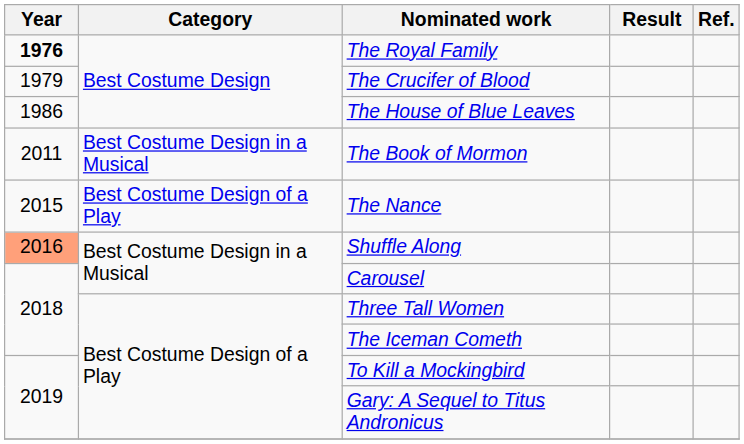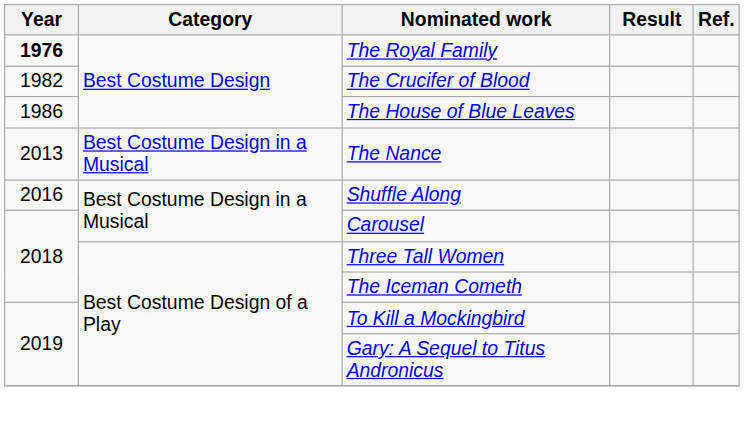(42, 81) 1979 -> (42, 81) 1982
- row: (437, 153)
(42, 206) 2015 -> (42, 153) 2013
(195, 206) Best Costume Design of a Play -> (195, 153) Best Costume Design in a Musical
(42, 247) lightsalmon background -> (42, 195) no background
